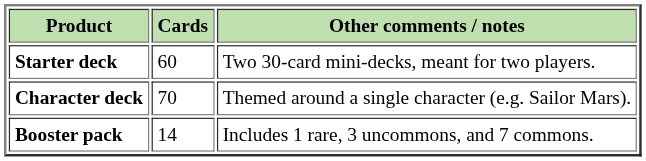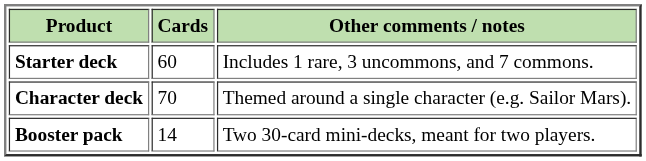(409, 61) Two 30-card mini-decks, meant for two players. -> (408, 61) Includes 1 rare, 3 uncommons, and 7 commons.
(408, 134) Includes 1 rare, 3 uncommons, and 7 commons. -> (409, 134) Two 30-card mini-decks, meant for two players.
